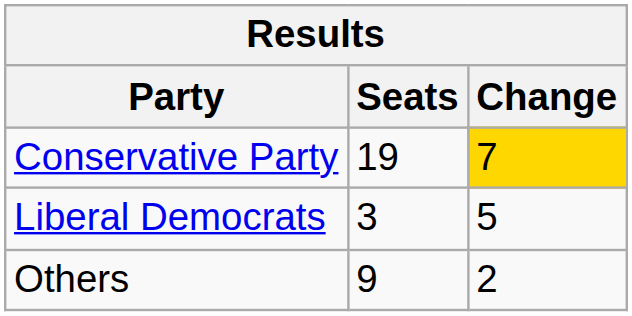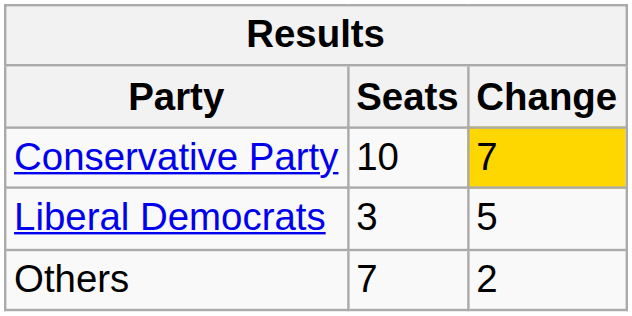(378, 156) 19 -> (378, 156) 10
(367, 278) 9 -> (367, 278) 7
